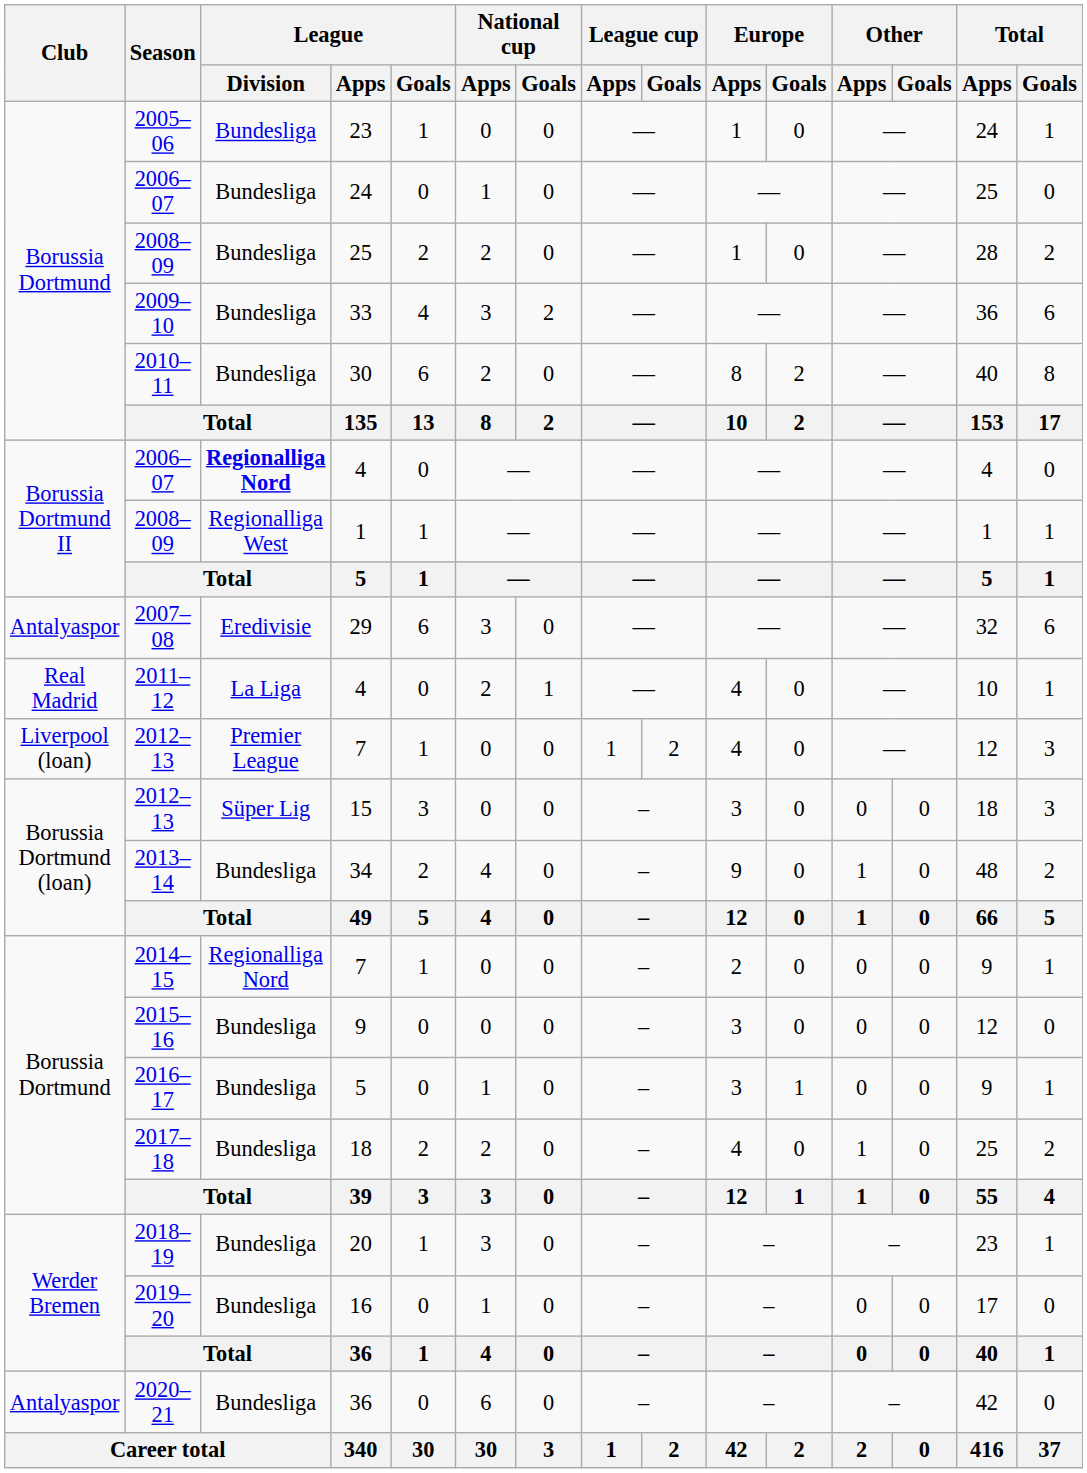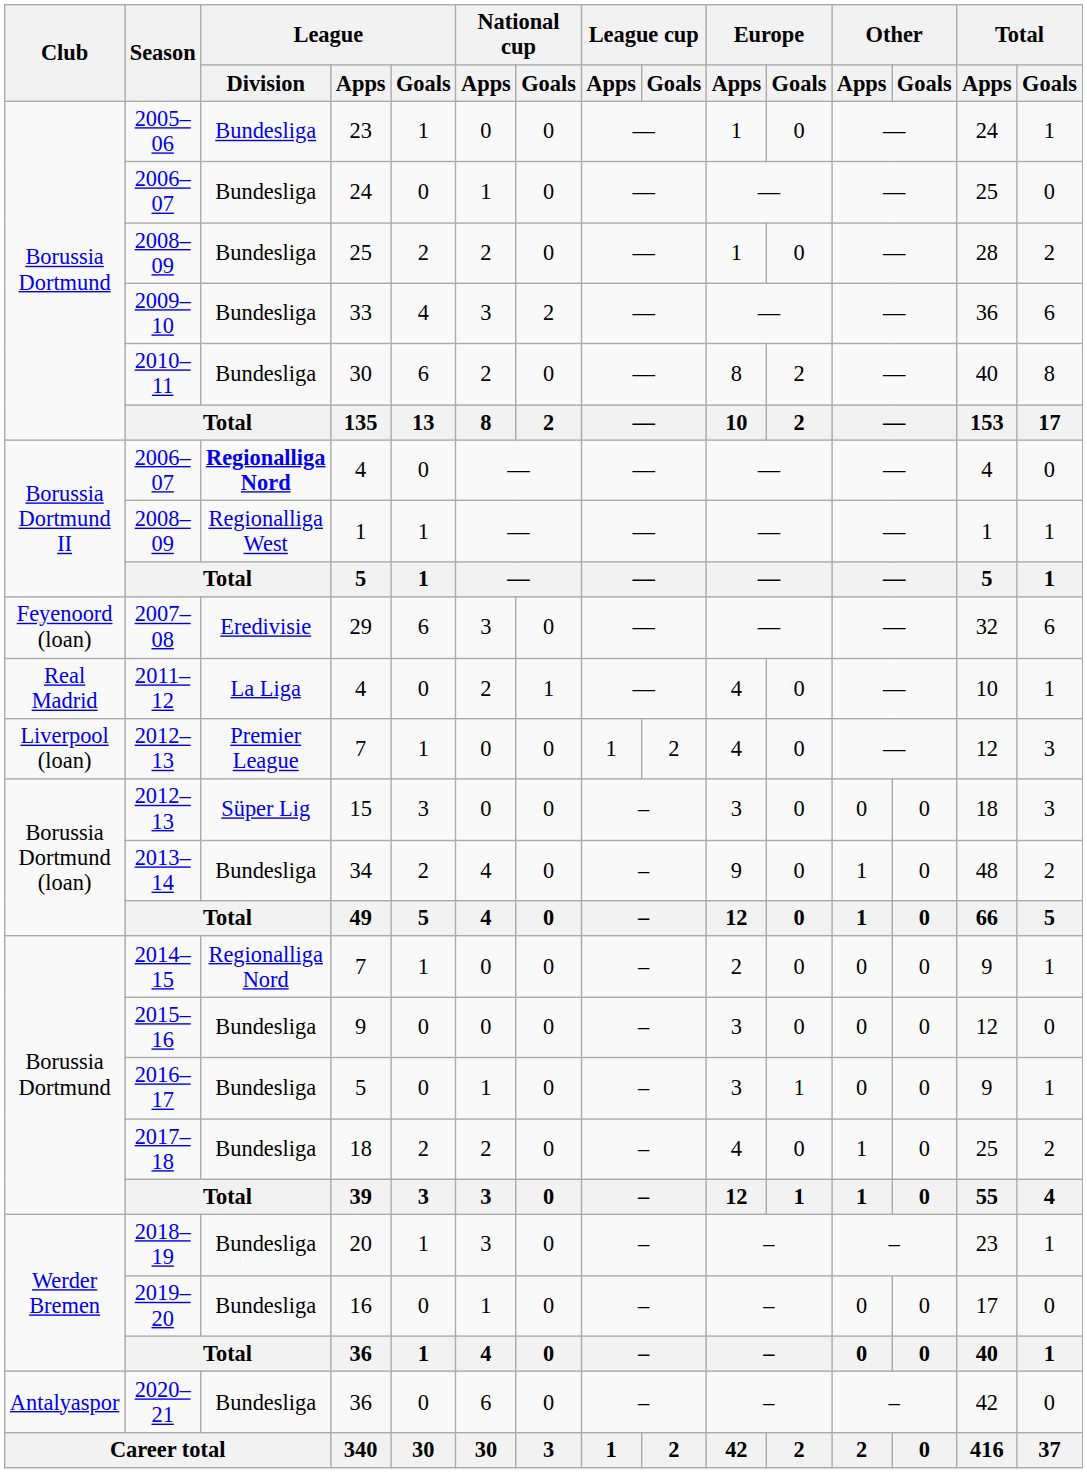(65, 627) Antalyaspor -> (65, 627) Feyenoord (loan)
